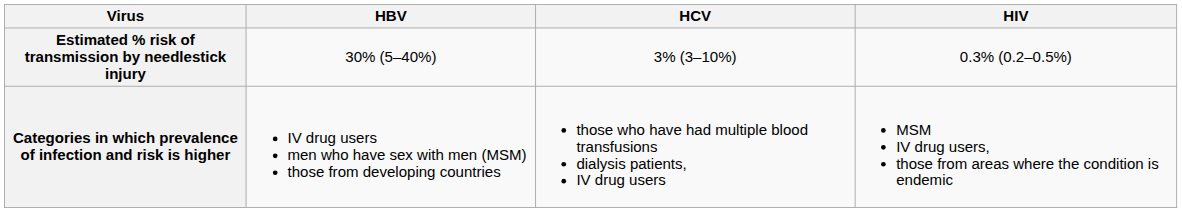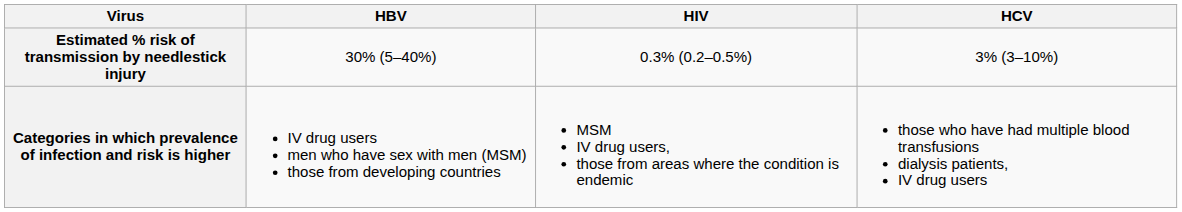columns swapped: (695, 16) <-> (1016, 16)
